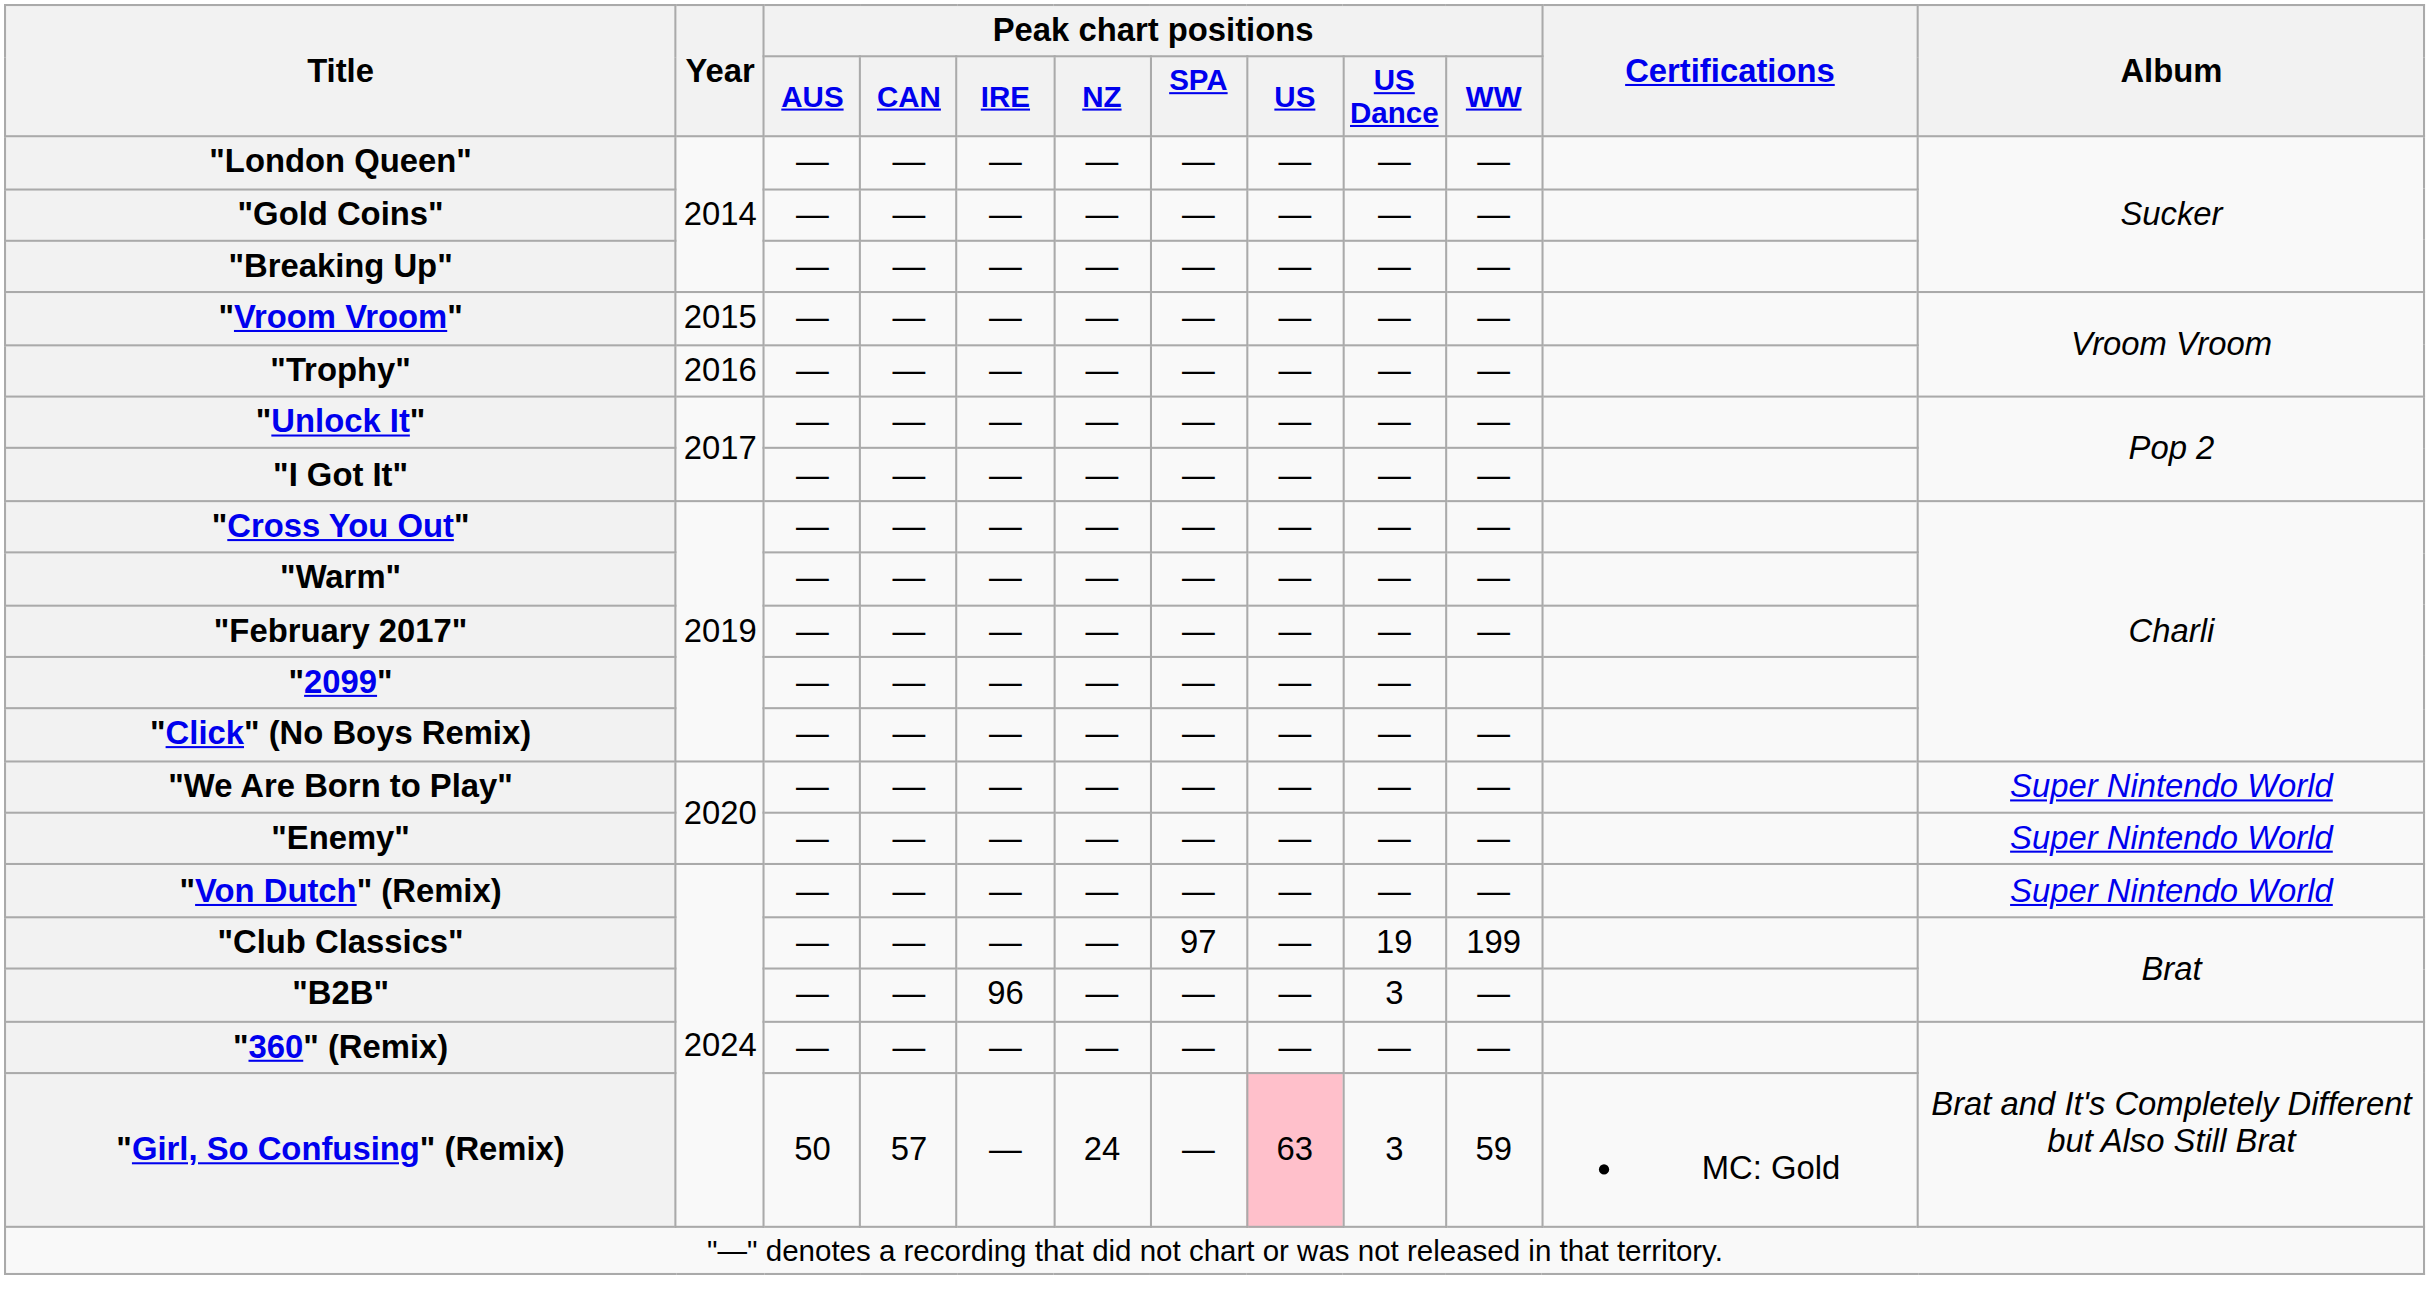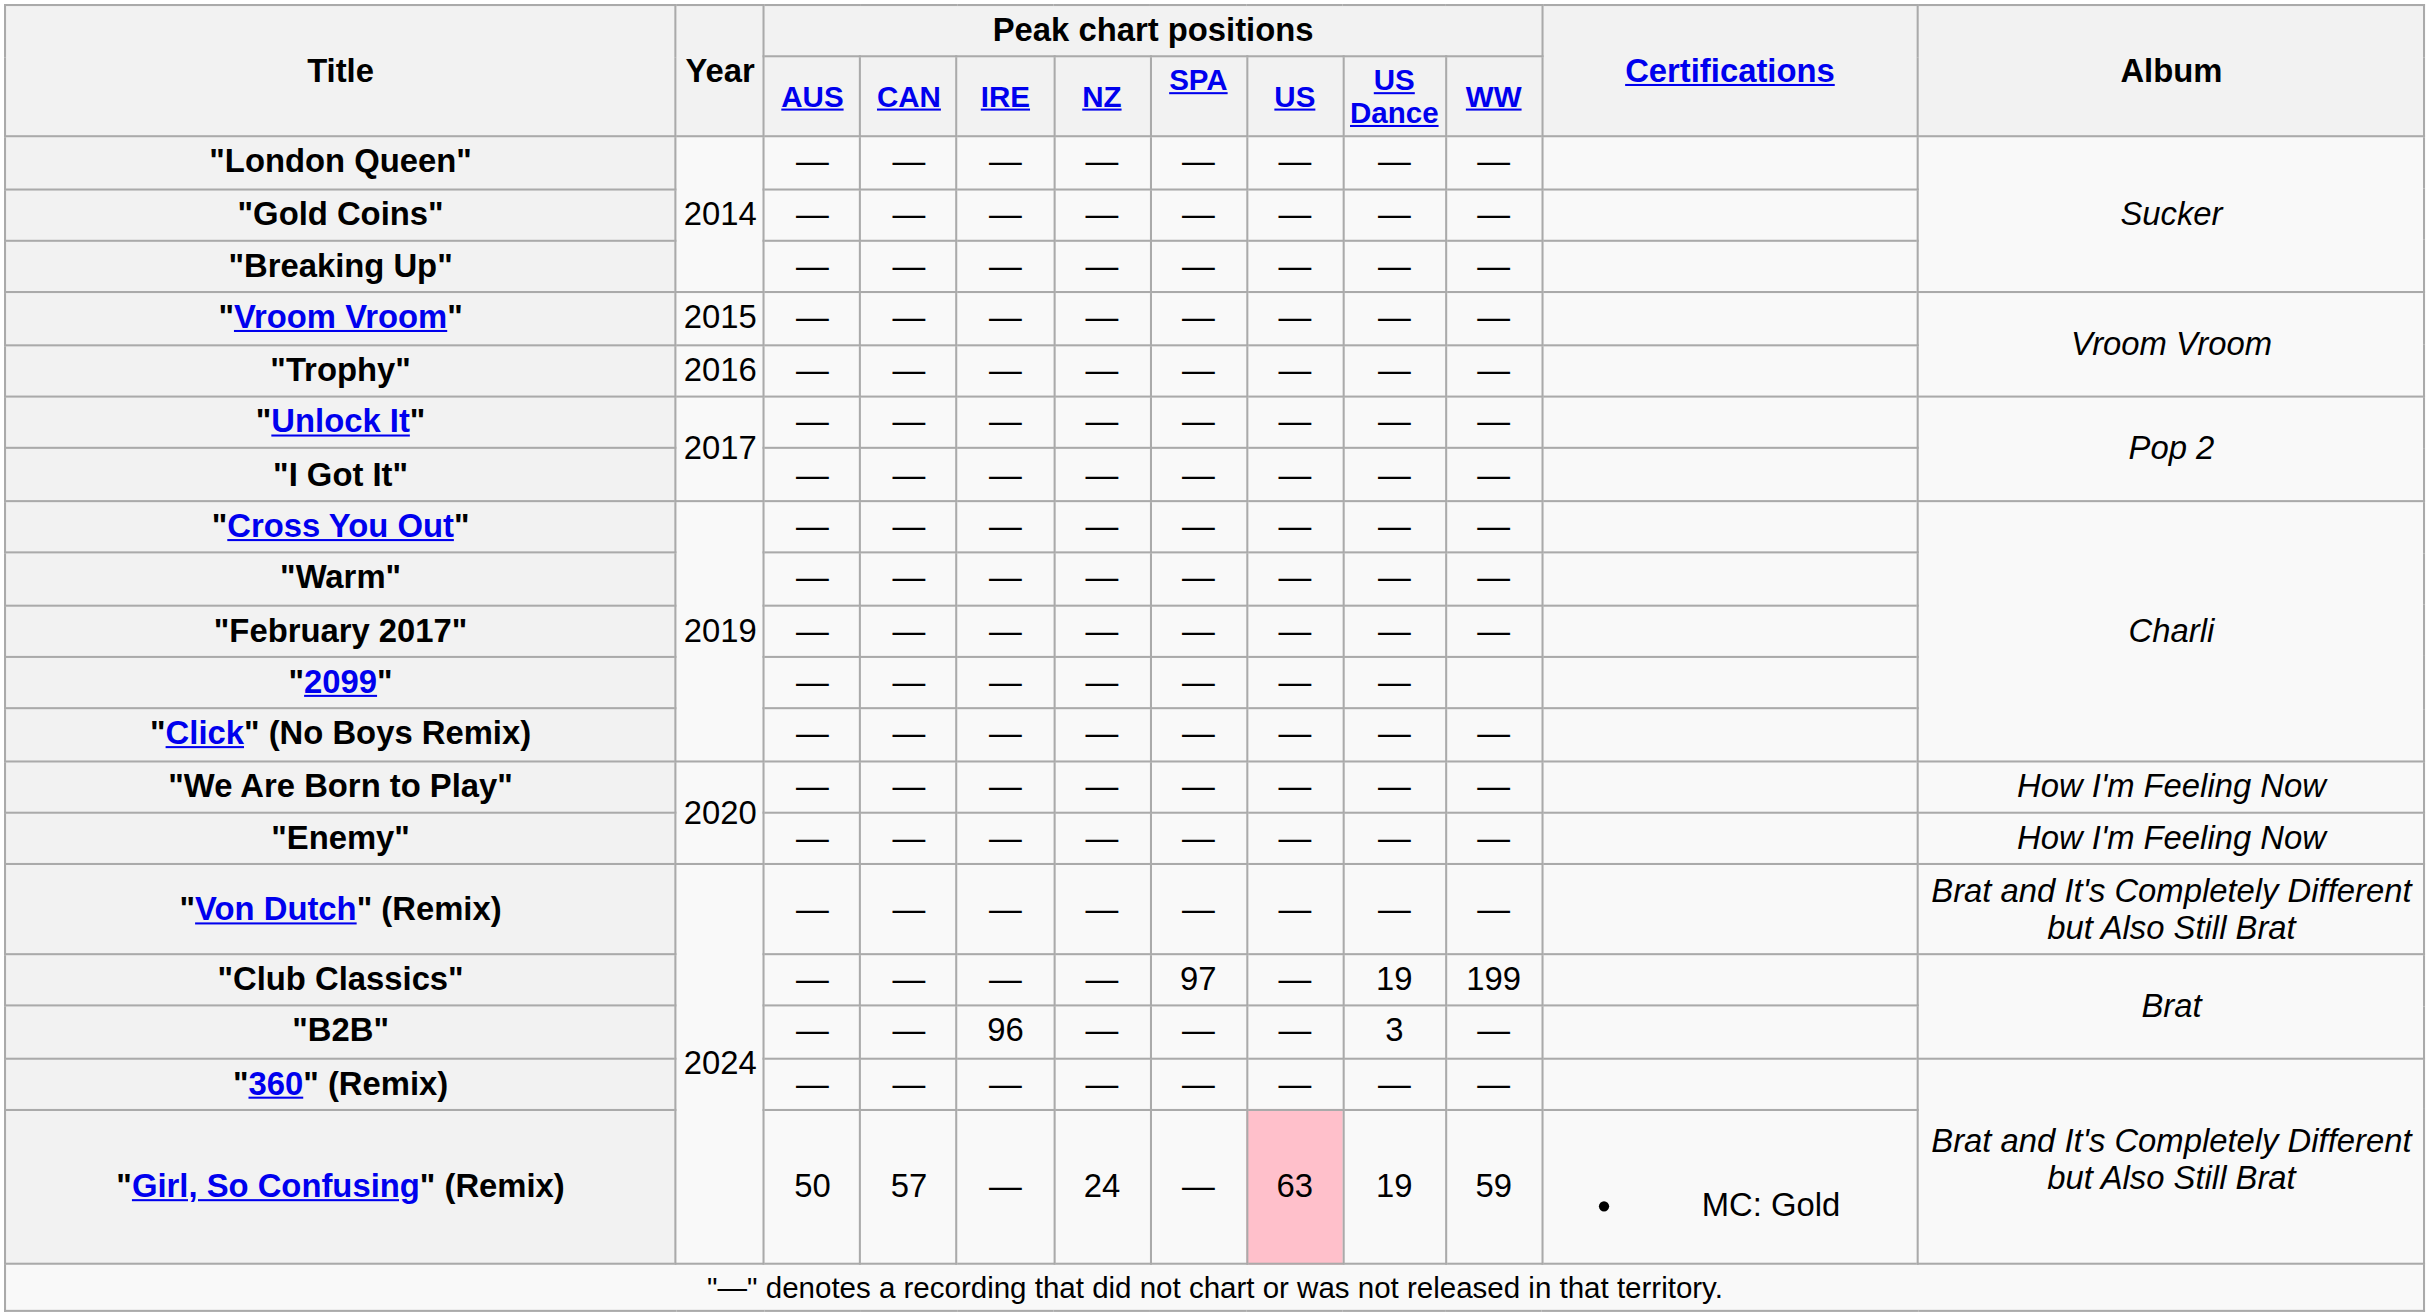(2171, 786) Super Nintendo World -> (2171, 786) How I'm Feeling Now
(2171, 838) Super Nintendo World -> (2171, 838) How I'm Feeling Now
(2171, 890) Super Nintendo World -> (2171, 908) Brat and It's Completely Different but Also Still Brat
(1394, 1149) 3 -> (1394, 1186) 19
